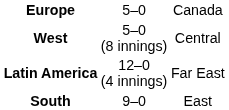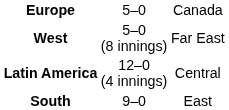(198, 38) Central -> (198, 38) Far East
(198, 73) Far East -> (198, 73) Central
